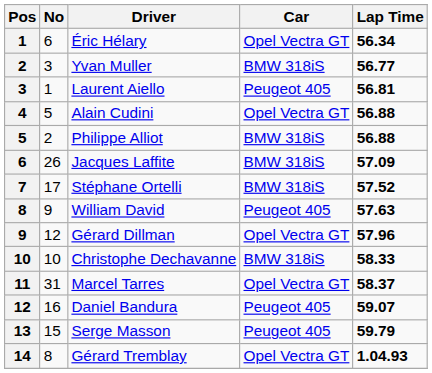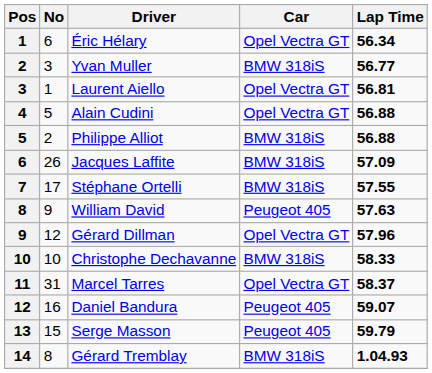(287, 89) Peugeot 405 -> (296, 89) Opel Vectra GT
(376, 186) 57.52 -> (376, 186) 57.55
(296, 355) Opel Vectra GT -> (284, 355) BMW 318iS
